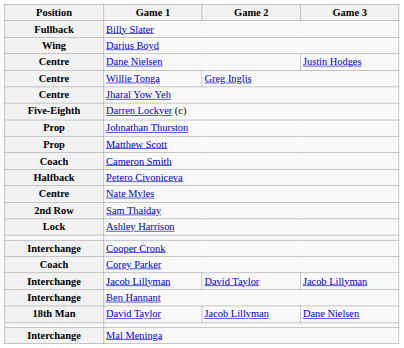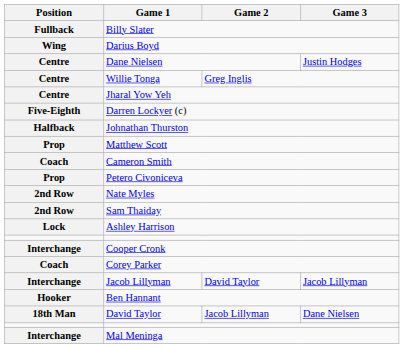(54, 128) Prop -> (54, 128) Halfback
(54, 177) Halfback -> (54, 177) Prop
(54, 194) Centre -> (54, 194) 2nd Row
(54, 297) Interchange -> (54, 297) Hooker
